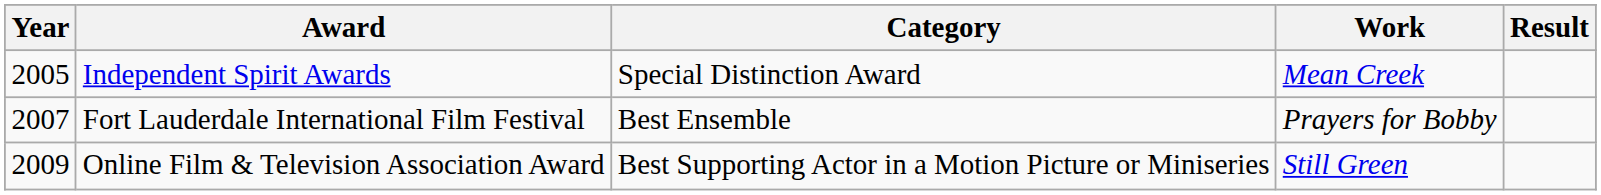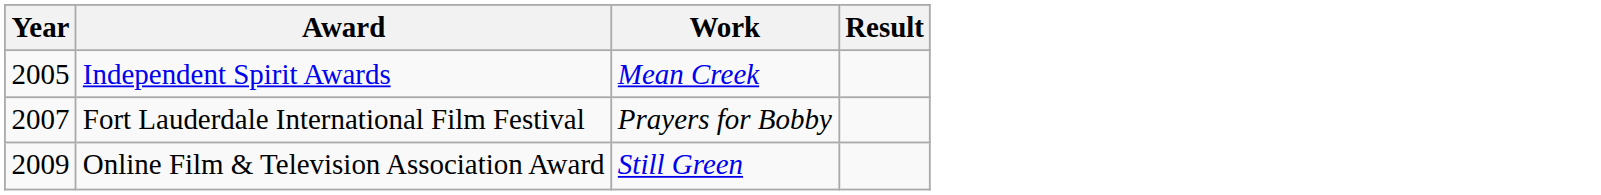- column: (944, 27)
